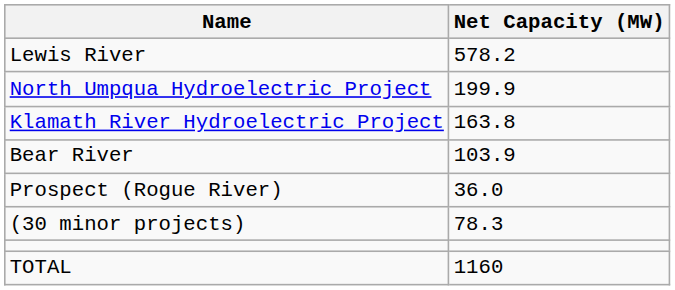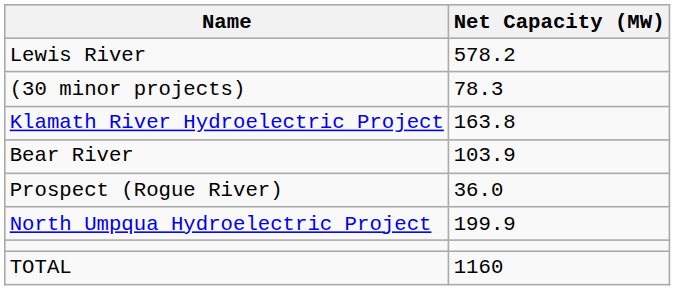rows swapped: (221, 89) <-> (128, 224)
